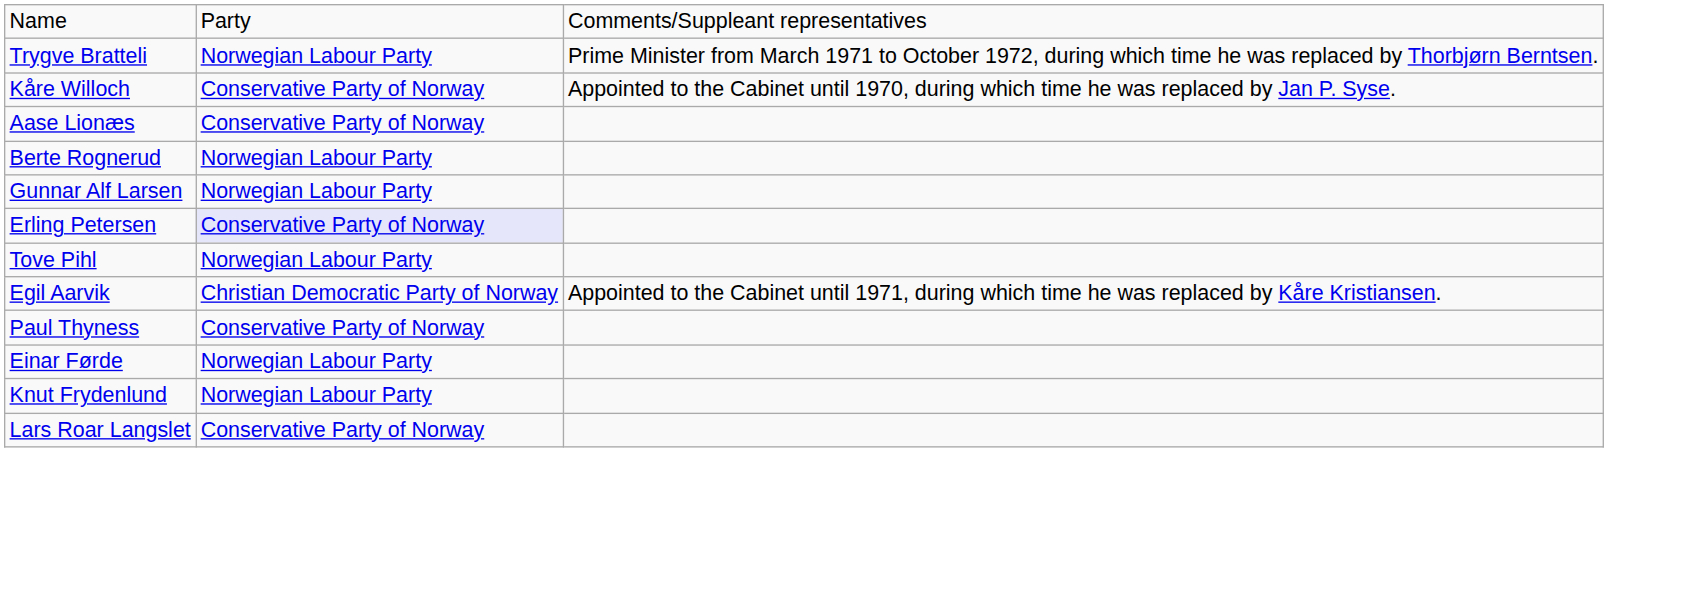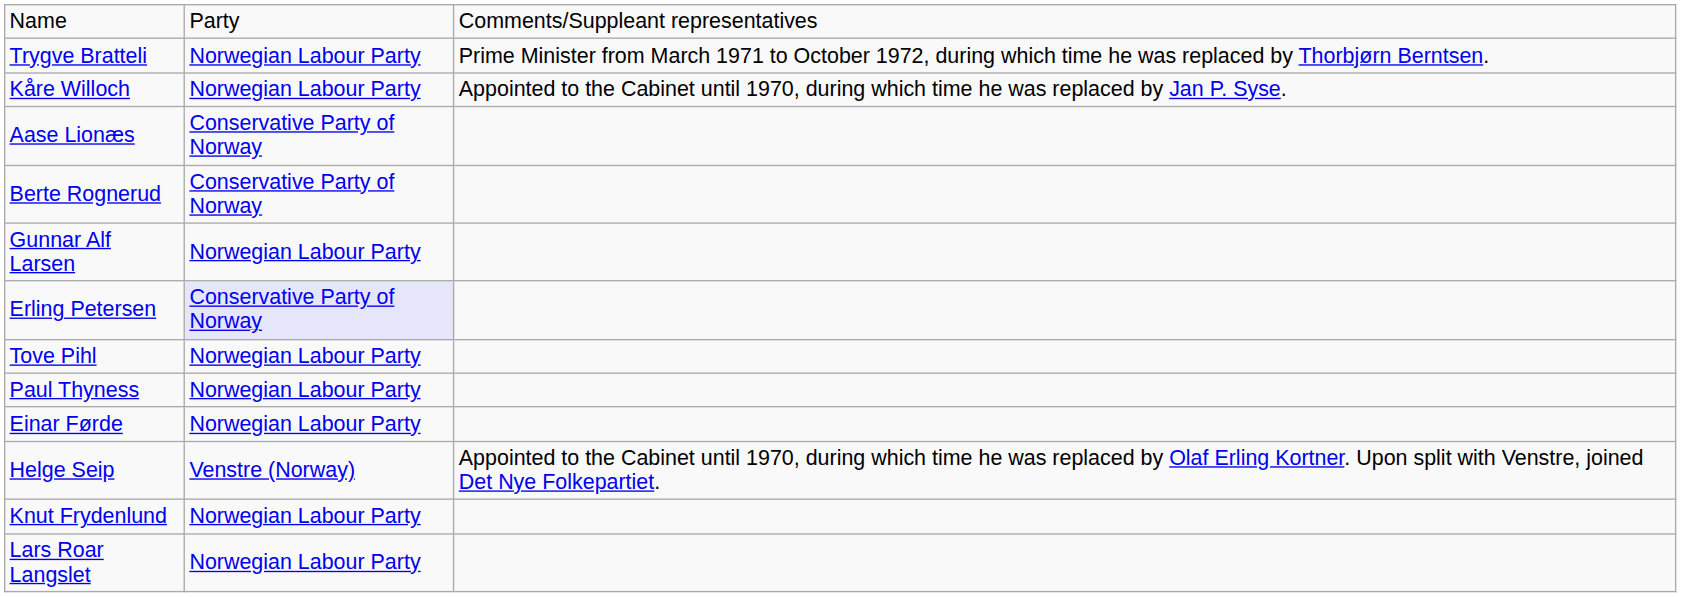(342, 89) Conservative Party of Norway -> (305, 89) Norwegian Labour Party
(316, 157) Norwegian Labour Party -> (292, 193) Conservative Party of Norway
- row: (60, 293)
(342, 327) Conservative Party of Norway -> (305, 390) Norwegian Labour Party
+ row: (62, 470)
(342, 429) Conservative Party of Norway -> (305, 562) Norwegian Labour Party
